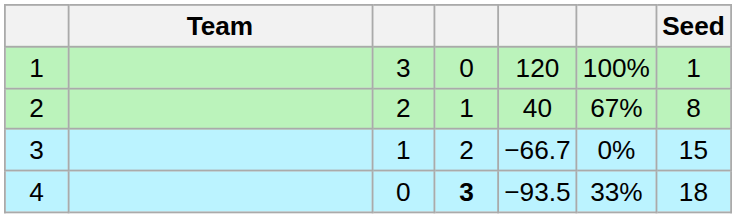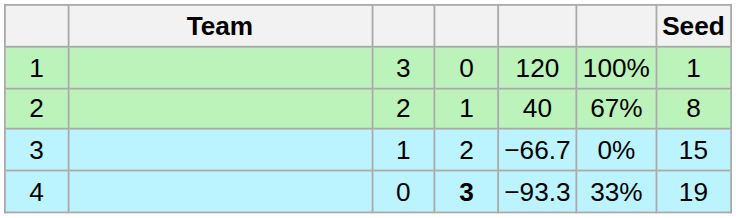(537, 192) −93.5 -> (537, 192) −93.3
(693, 192) 18 -> (693, 192) 19
